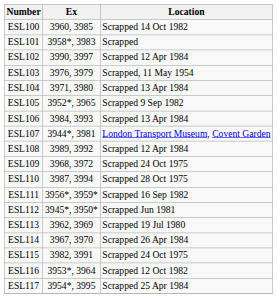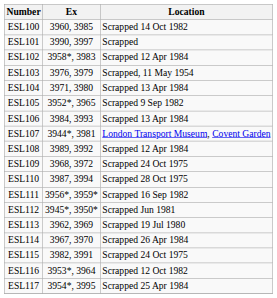(71, 42) 3958*, 3983 -> (71, 42) 3990, 3997
(71, 57) 3990, 3997 -> (71, 57) 3958*, 3983
